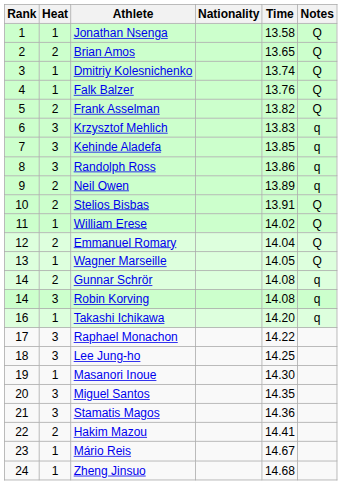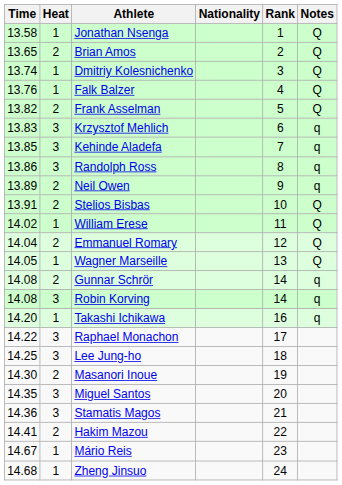columns swapped: (22, 14) <-> (280, 14)
(55, 375) 1 -> (56, 375) 2
